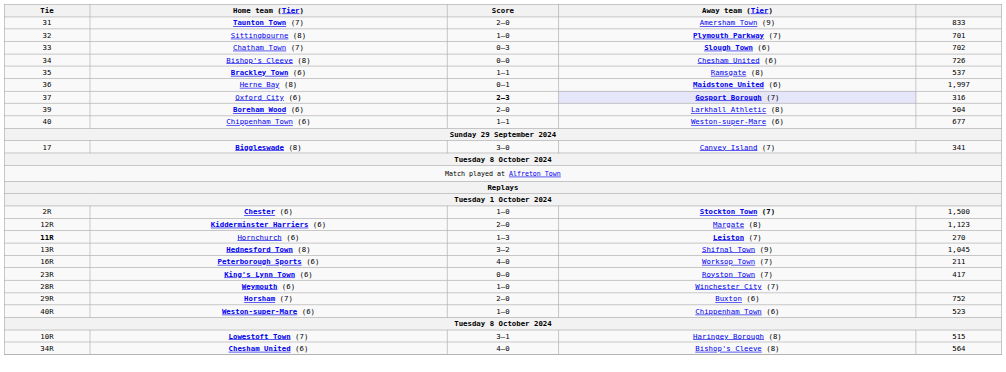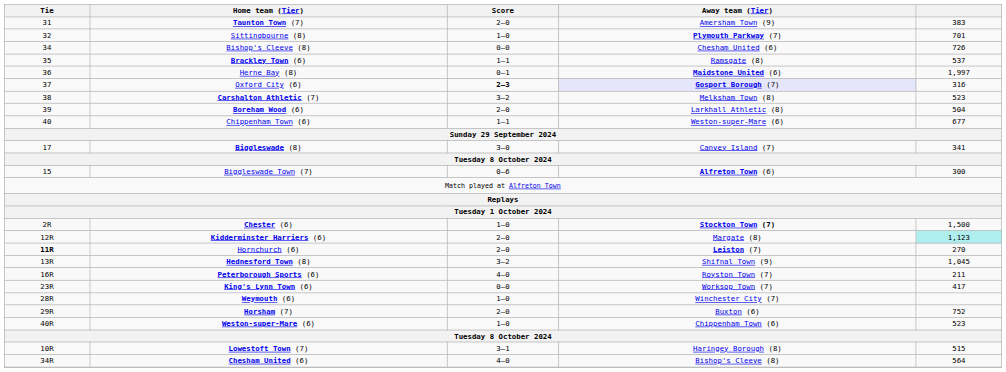(959, 23) 833 -> (959, 23) 383
- row: (268, 47)
+ row: (268, 97)
+ row: (268, 171)
(959, 224) no background -> (959, 237) paleturquoise background
(503, 237) 1–3 -> (503, 249) 2–0
(737, 261) Worksop Town (7) -> (737, 274) Royston Town (7)
(737, 274) Royston Town (7) -> (737, 286) Worksop Town (7)
